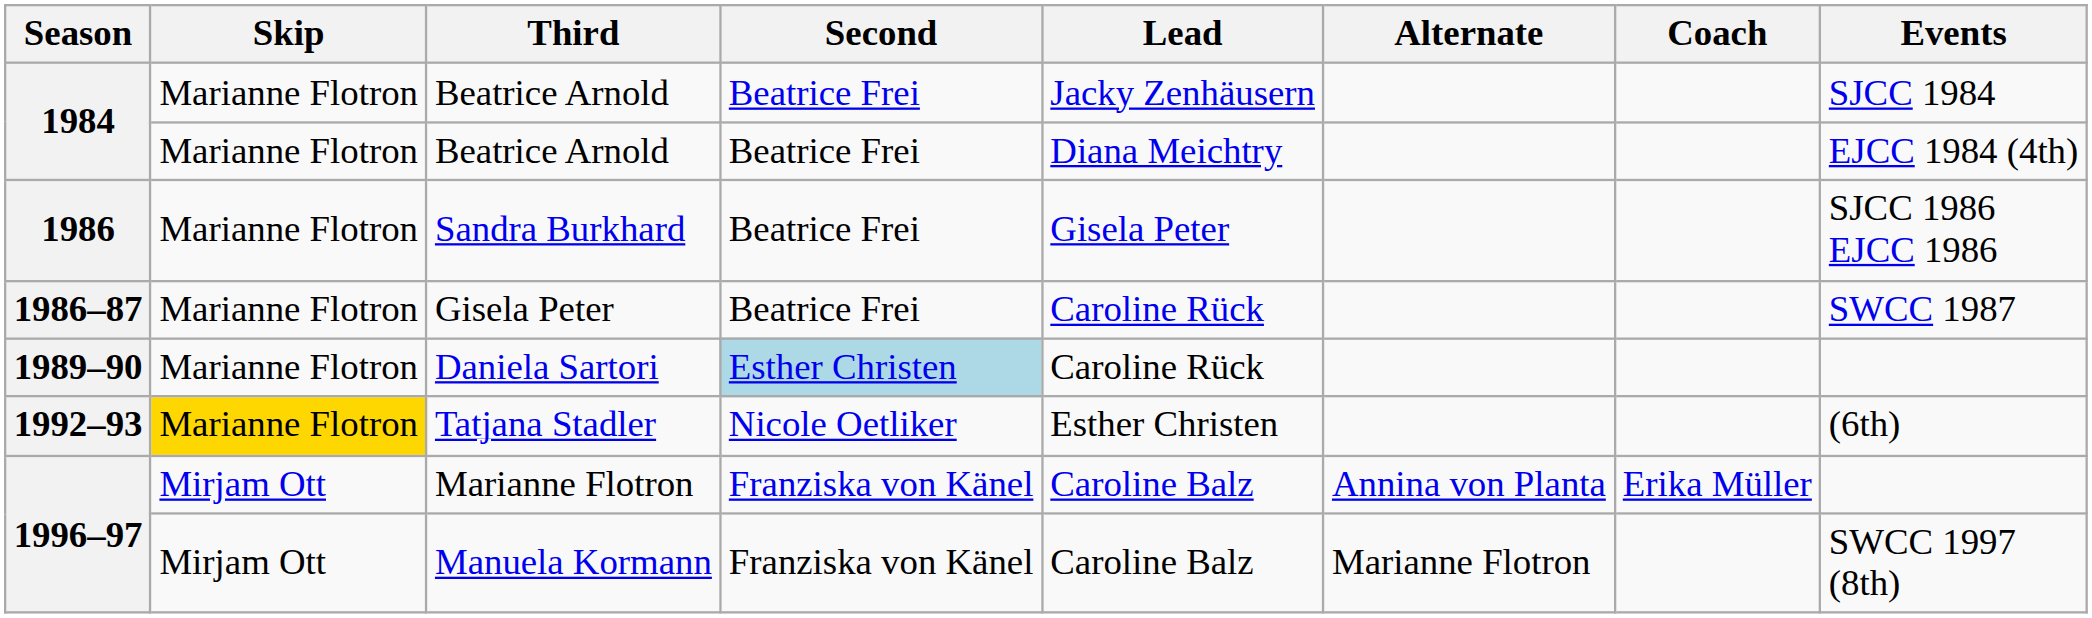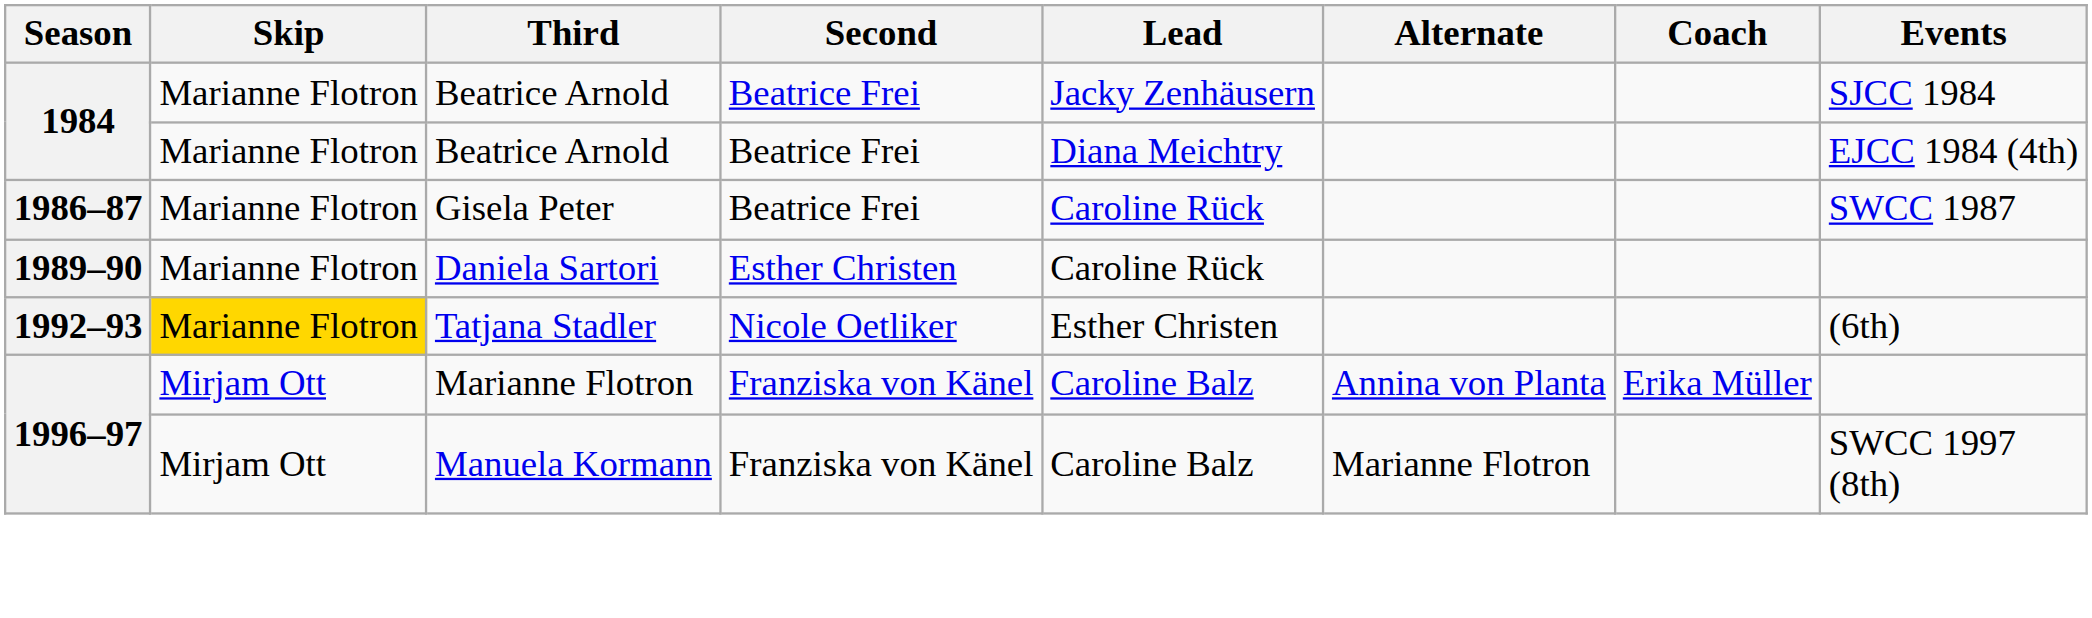- row: (78, 229)
(843, 366) lightblue background -> (843, 267) no background
